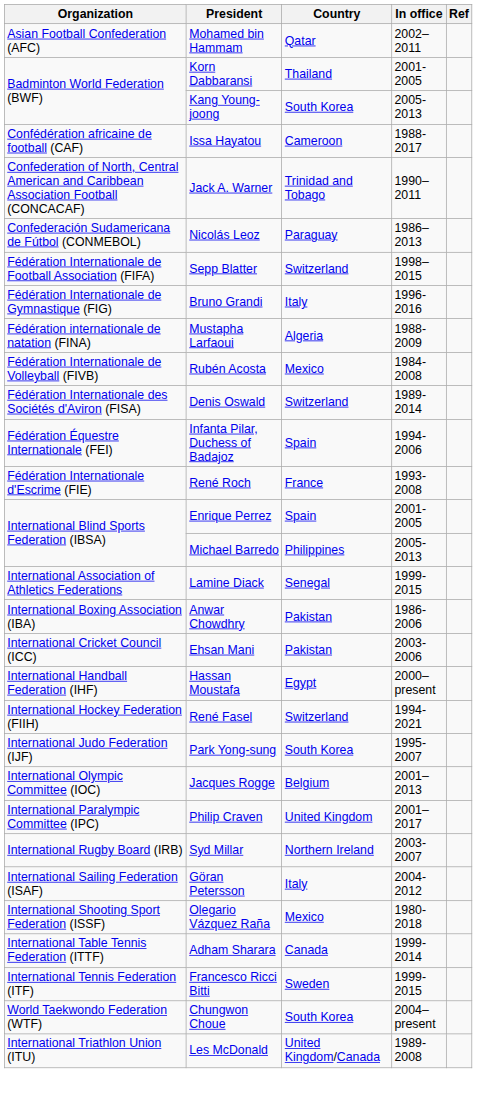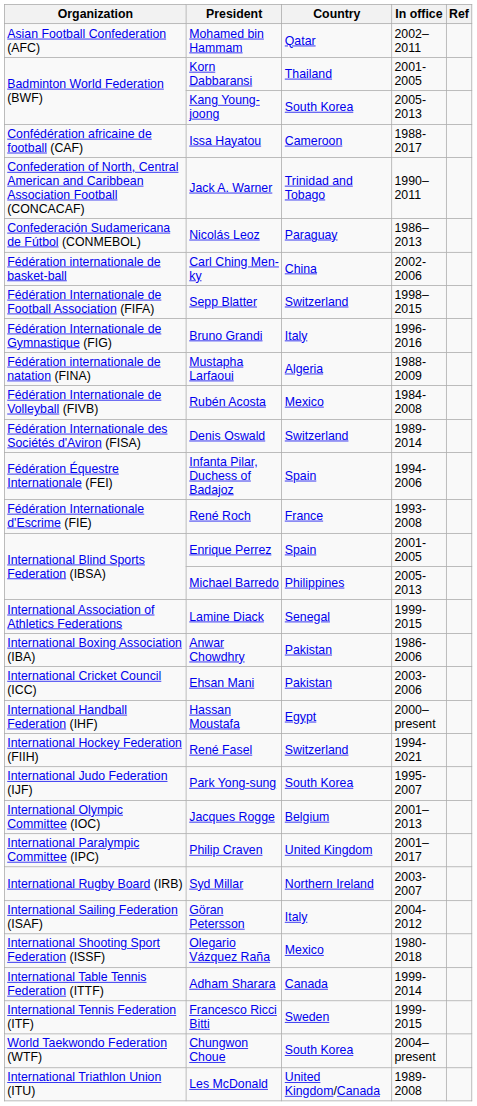+ row: (234, 268)
